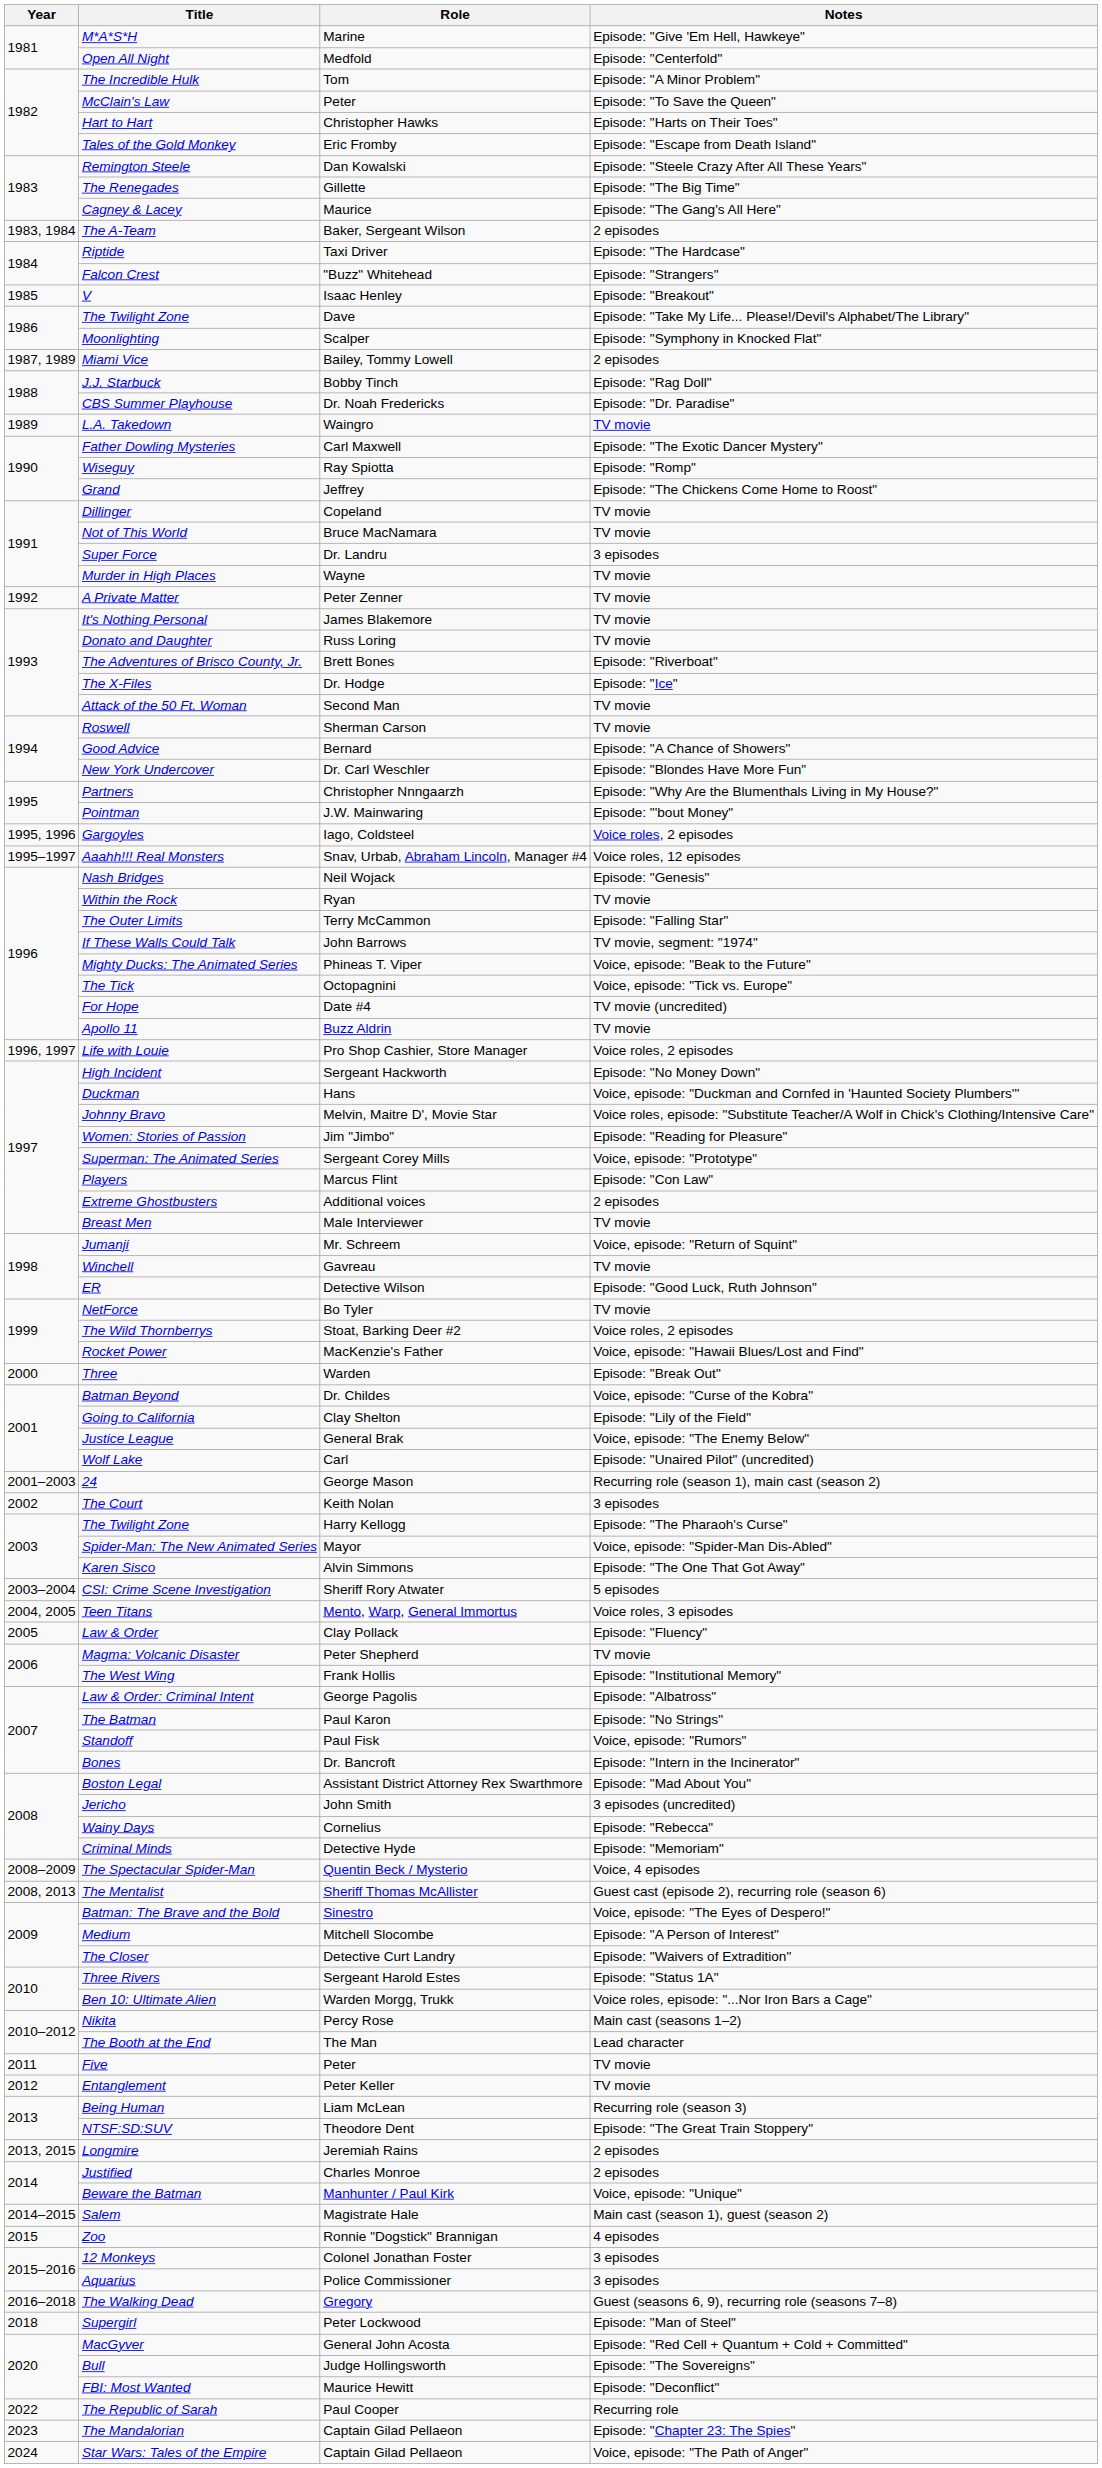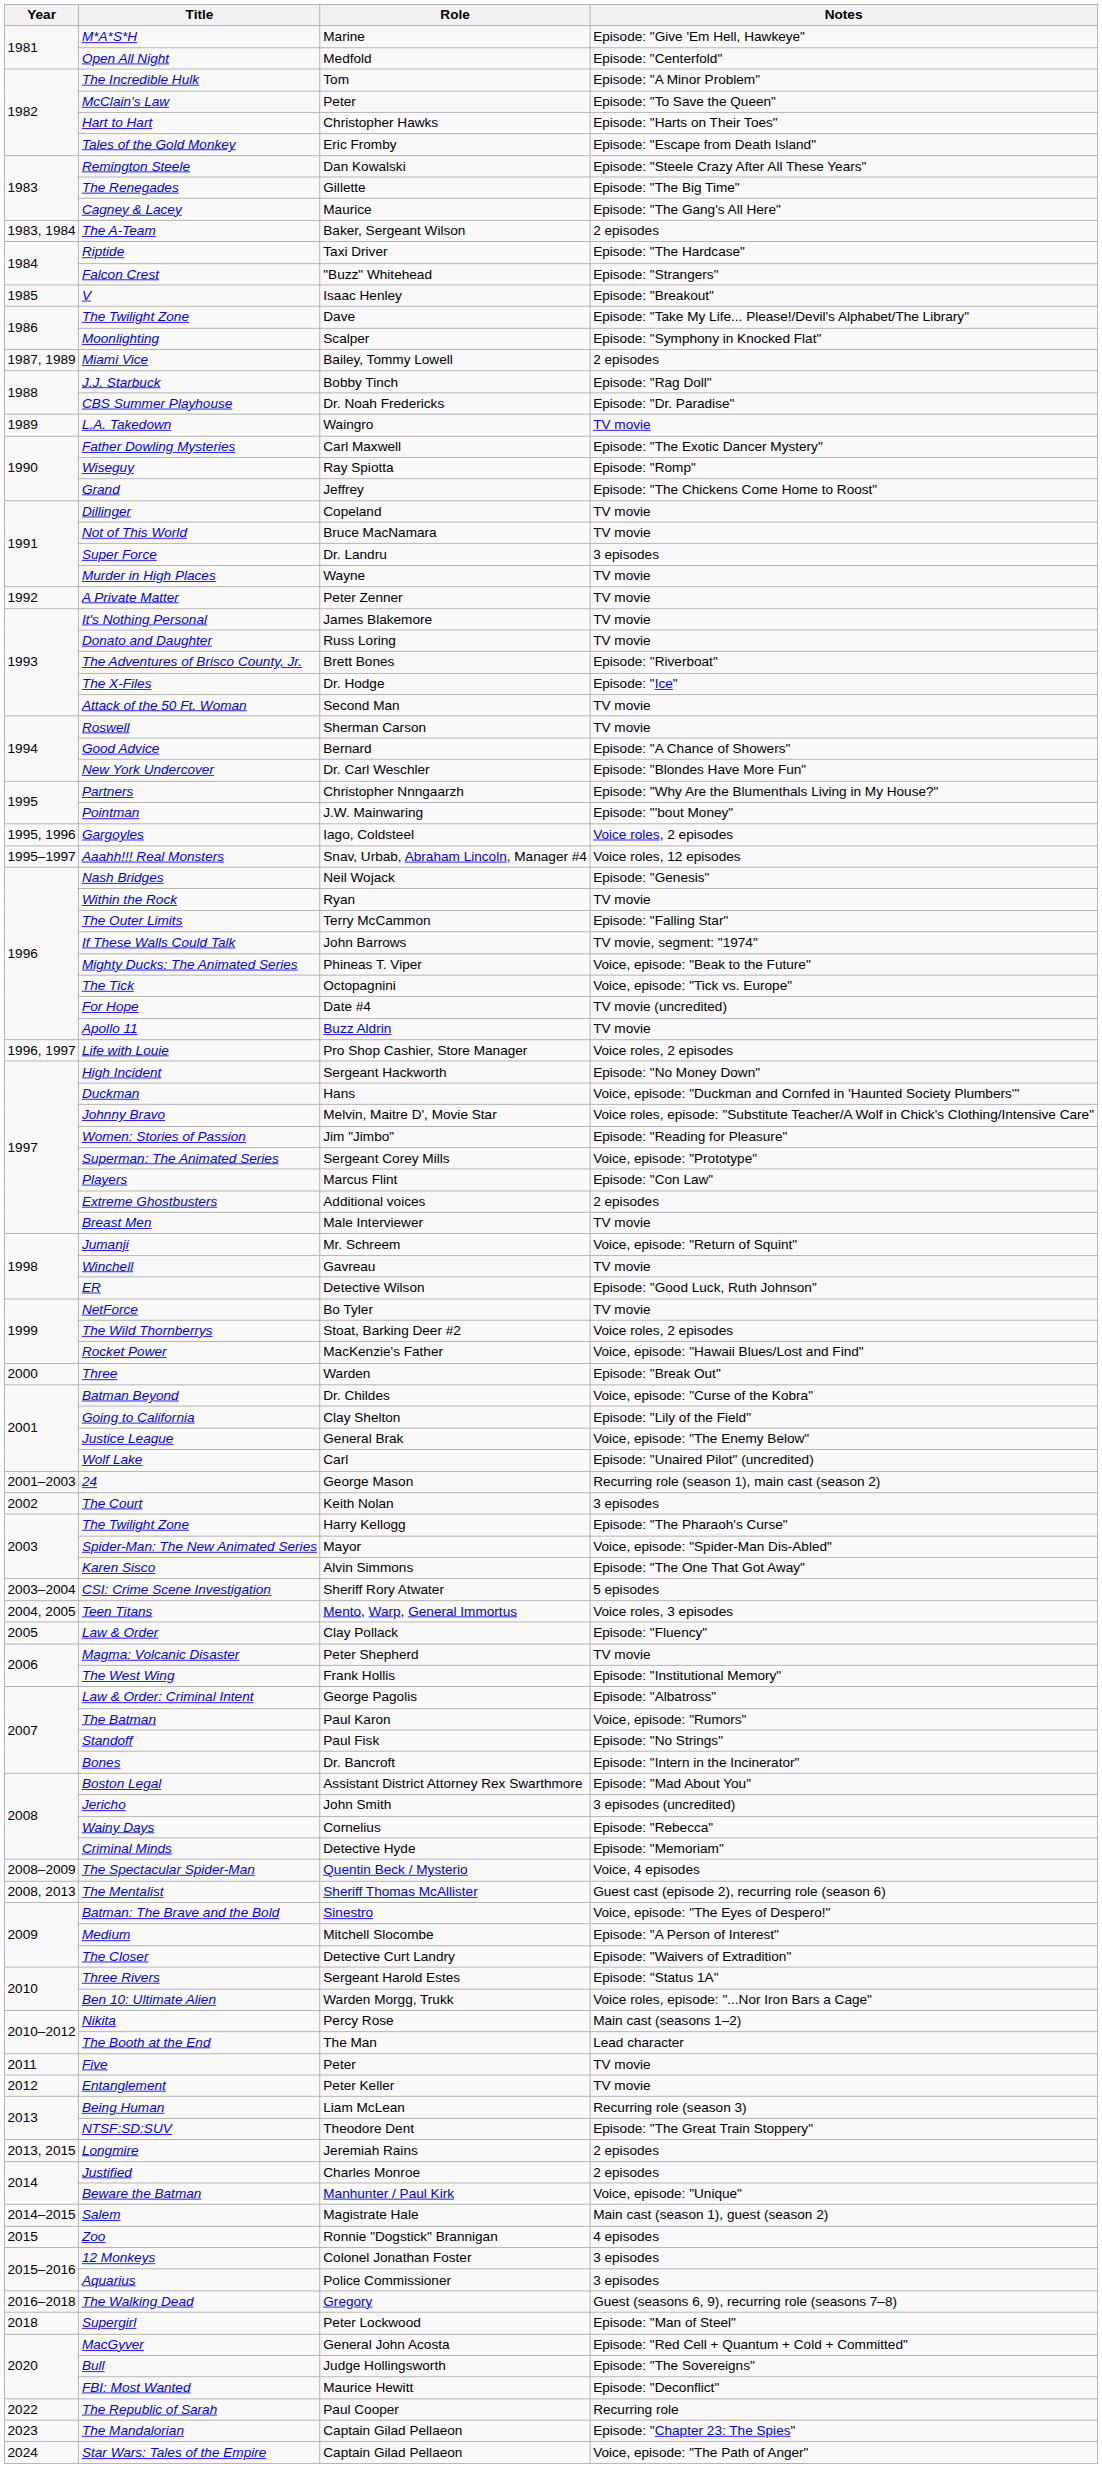(658, 1719) Episode: "No Strings" -> (670, 1719) Voice, episode: "Rumors"
(670, 1740) Voice, episode: "Rumors" -> (658, 1740) Episode: "No Strings"
